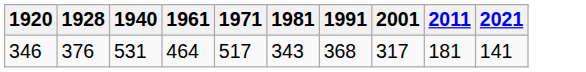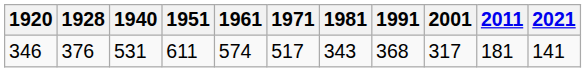+ column: (188, 19)
(183, 50) 464 -> (235, 50) 574
